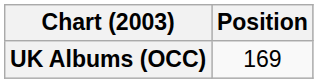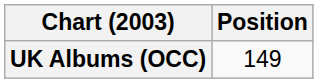(262, 59) 169 -> (262, 59) 149
